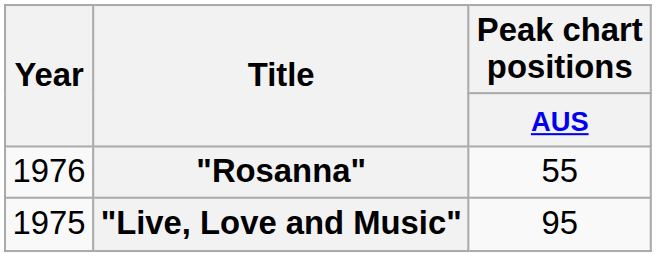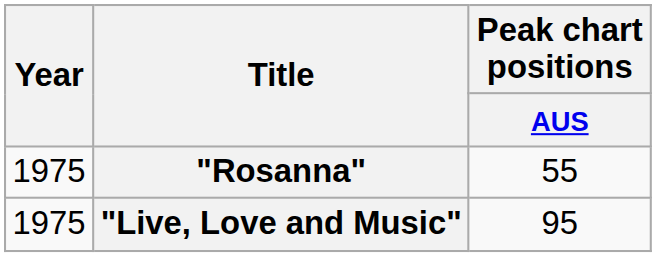(49, 171) 1976 -> (49, 171) 1975
